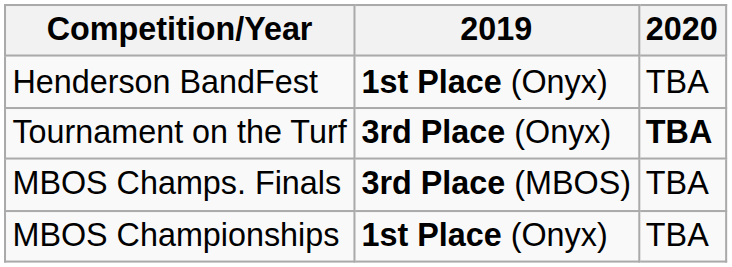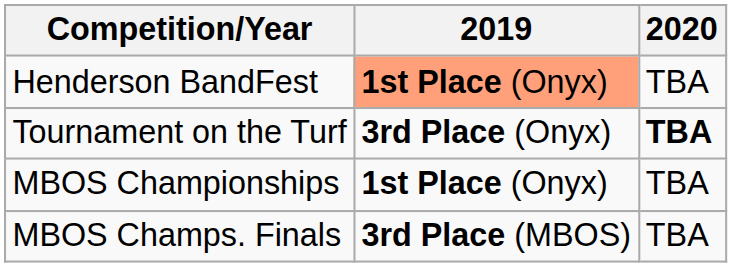(485, 81) no background -> (485, 81) lightsalmon background
rows swapped: (176, 235) <-> (177, 183)
